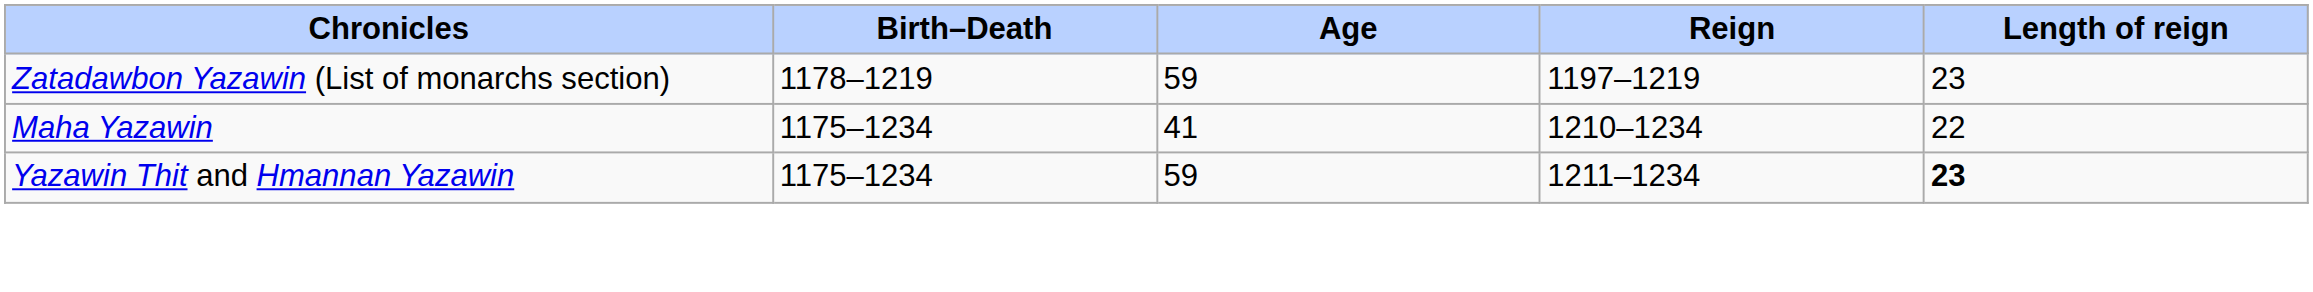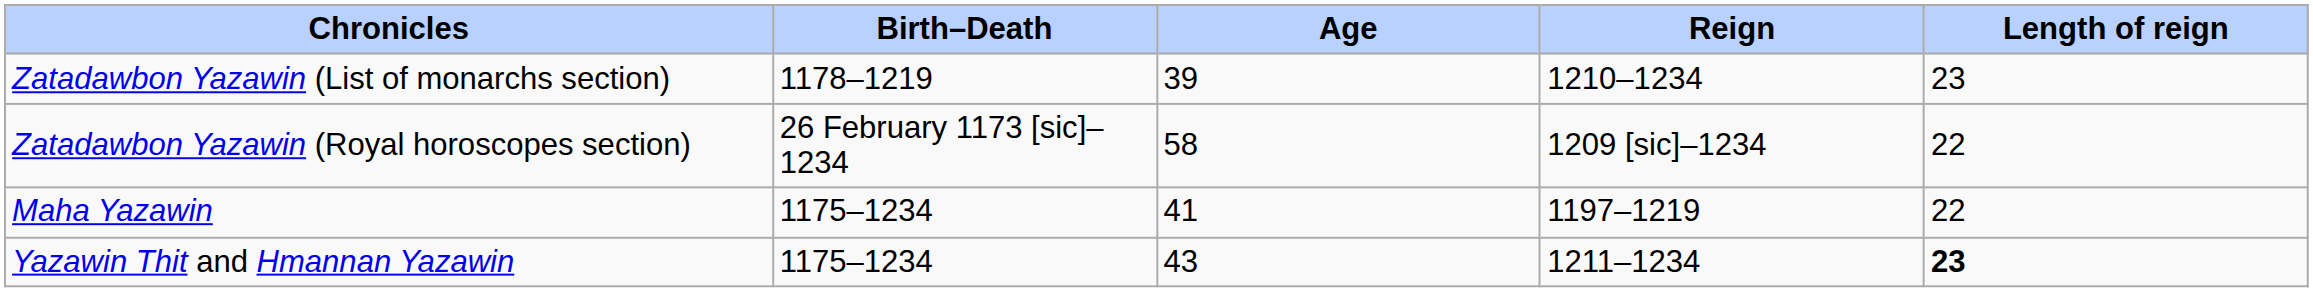(1181, 78) 59 -> (1181, 78) 39
(1624, 78) 1197–1219 -> (1625, 78) 1210–1234
+ row: (351, 145)
(1625, 127) 1210–1234 -> (1624, 211) 1197–1219
(1181, 176) 59 -> (1181, 260) 43
